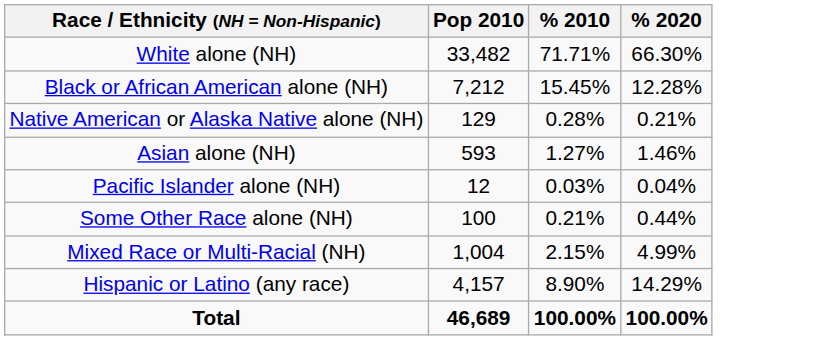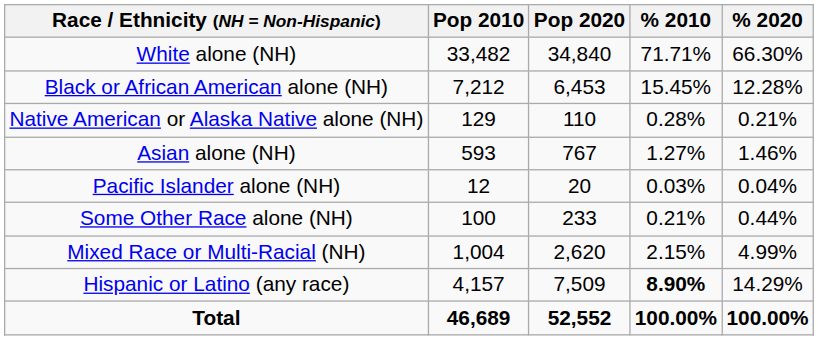+ column: (580, 20)
(575, 284) normal -> (676, 284) bold
